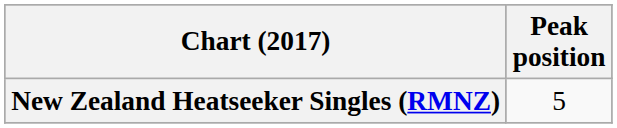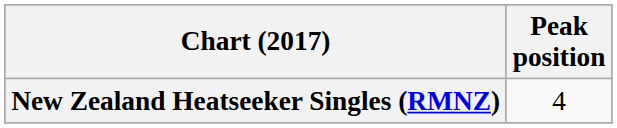(559, 100) 5 -> (559, 100) 4
